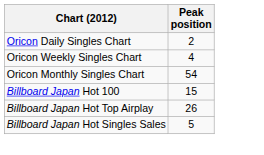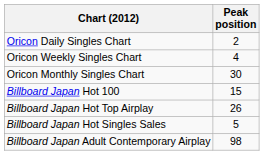(191, 74) 54 -> (236, 74) 30
+ row: (109, 141)
